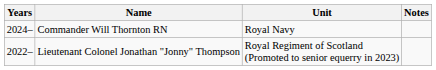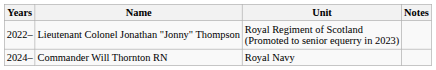rows swapped: (139, 51) <-> (103, 29)
